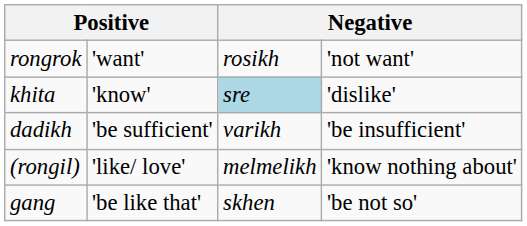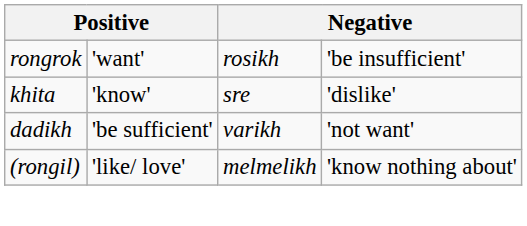(370, 58) 'not want' -> (396, 58) 'be insufficient'
(237, 94) lightblue background -> (237, 94) no background
(396, 130) 'be insufficient' -> (370, 130) 'not want'
- row: (33, 202)
